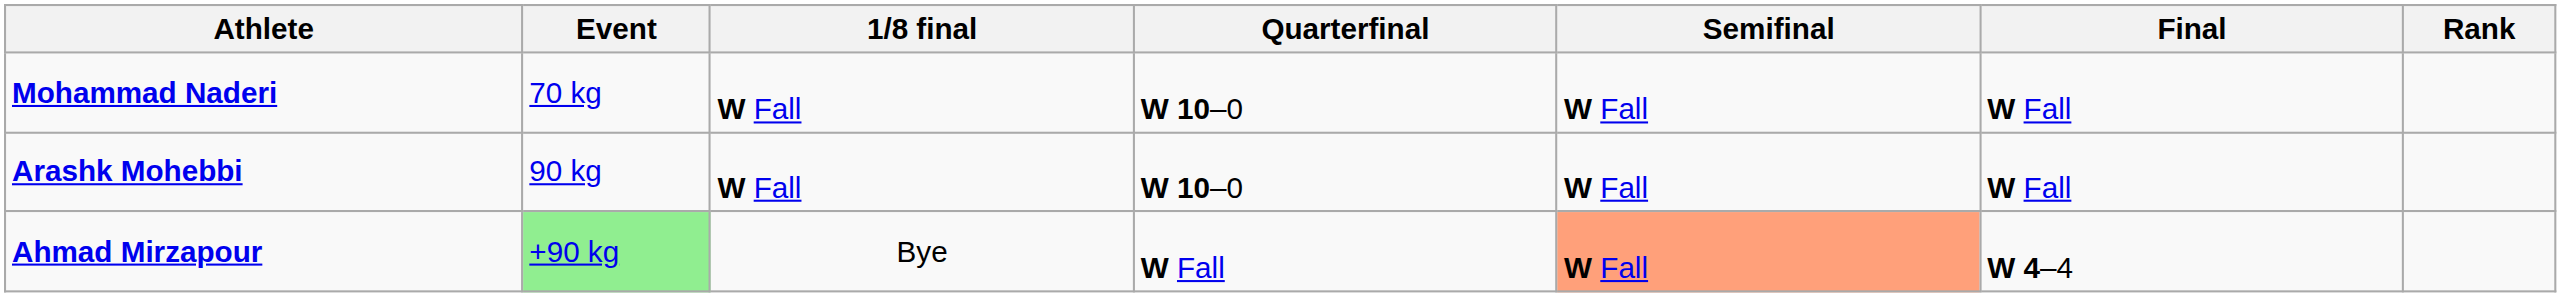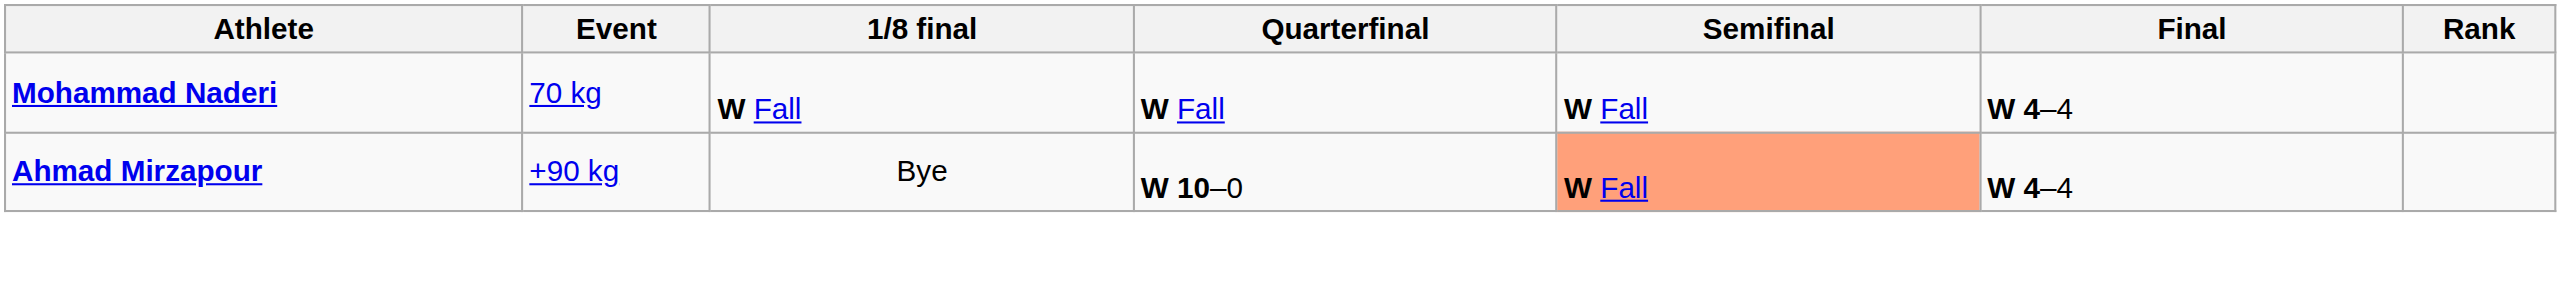(1192, 109) W 10–0 -> (1183, 109) W Fall
(2029, 109) W Fall -> (2030, 109) W 4–4
- row: (127, 172)
(574, 252) lightgreen background -> (574, 172) no background
(1183, 268) W Fall -> (1192, 189) W 10–0
